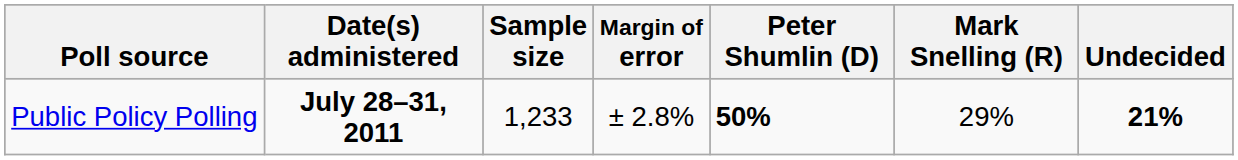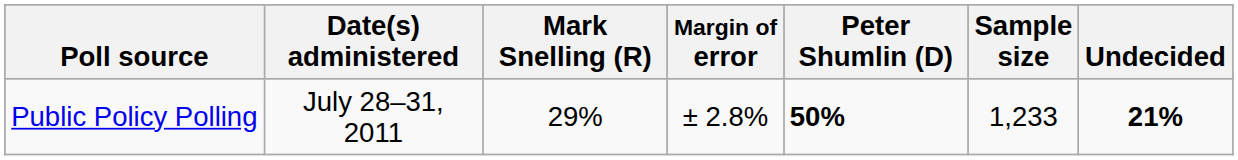columns swapped: (538, 41) <-> (986, 41)
(373, 116) bold -> (373, 116) normal
